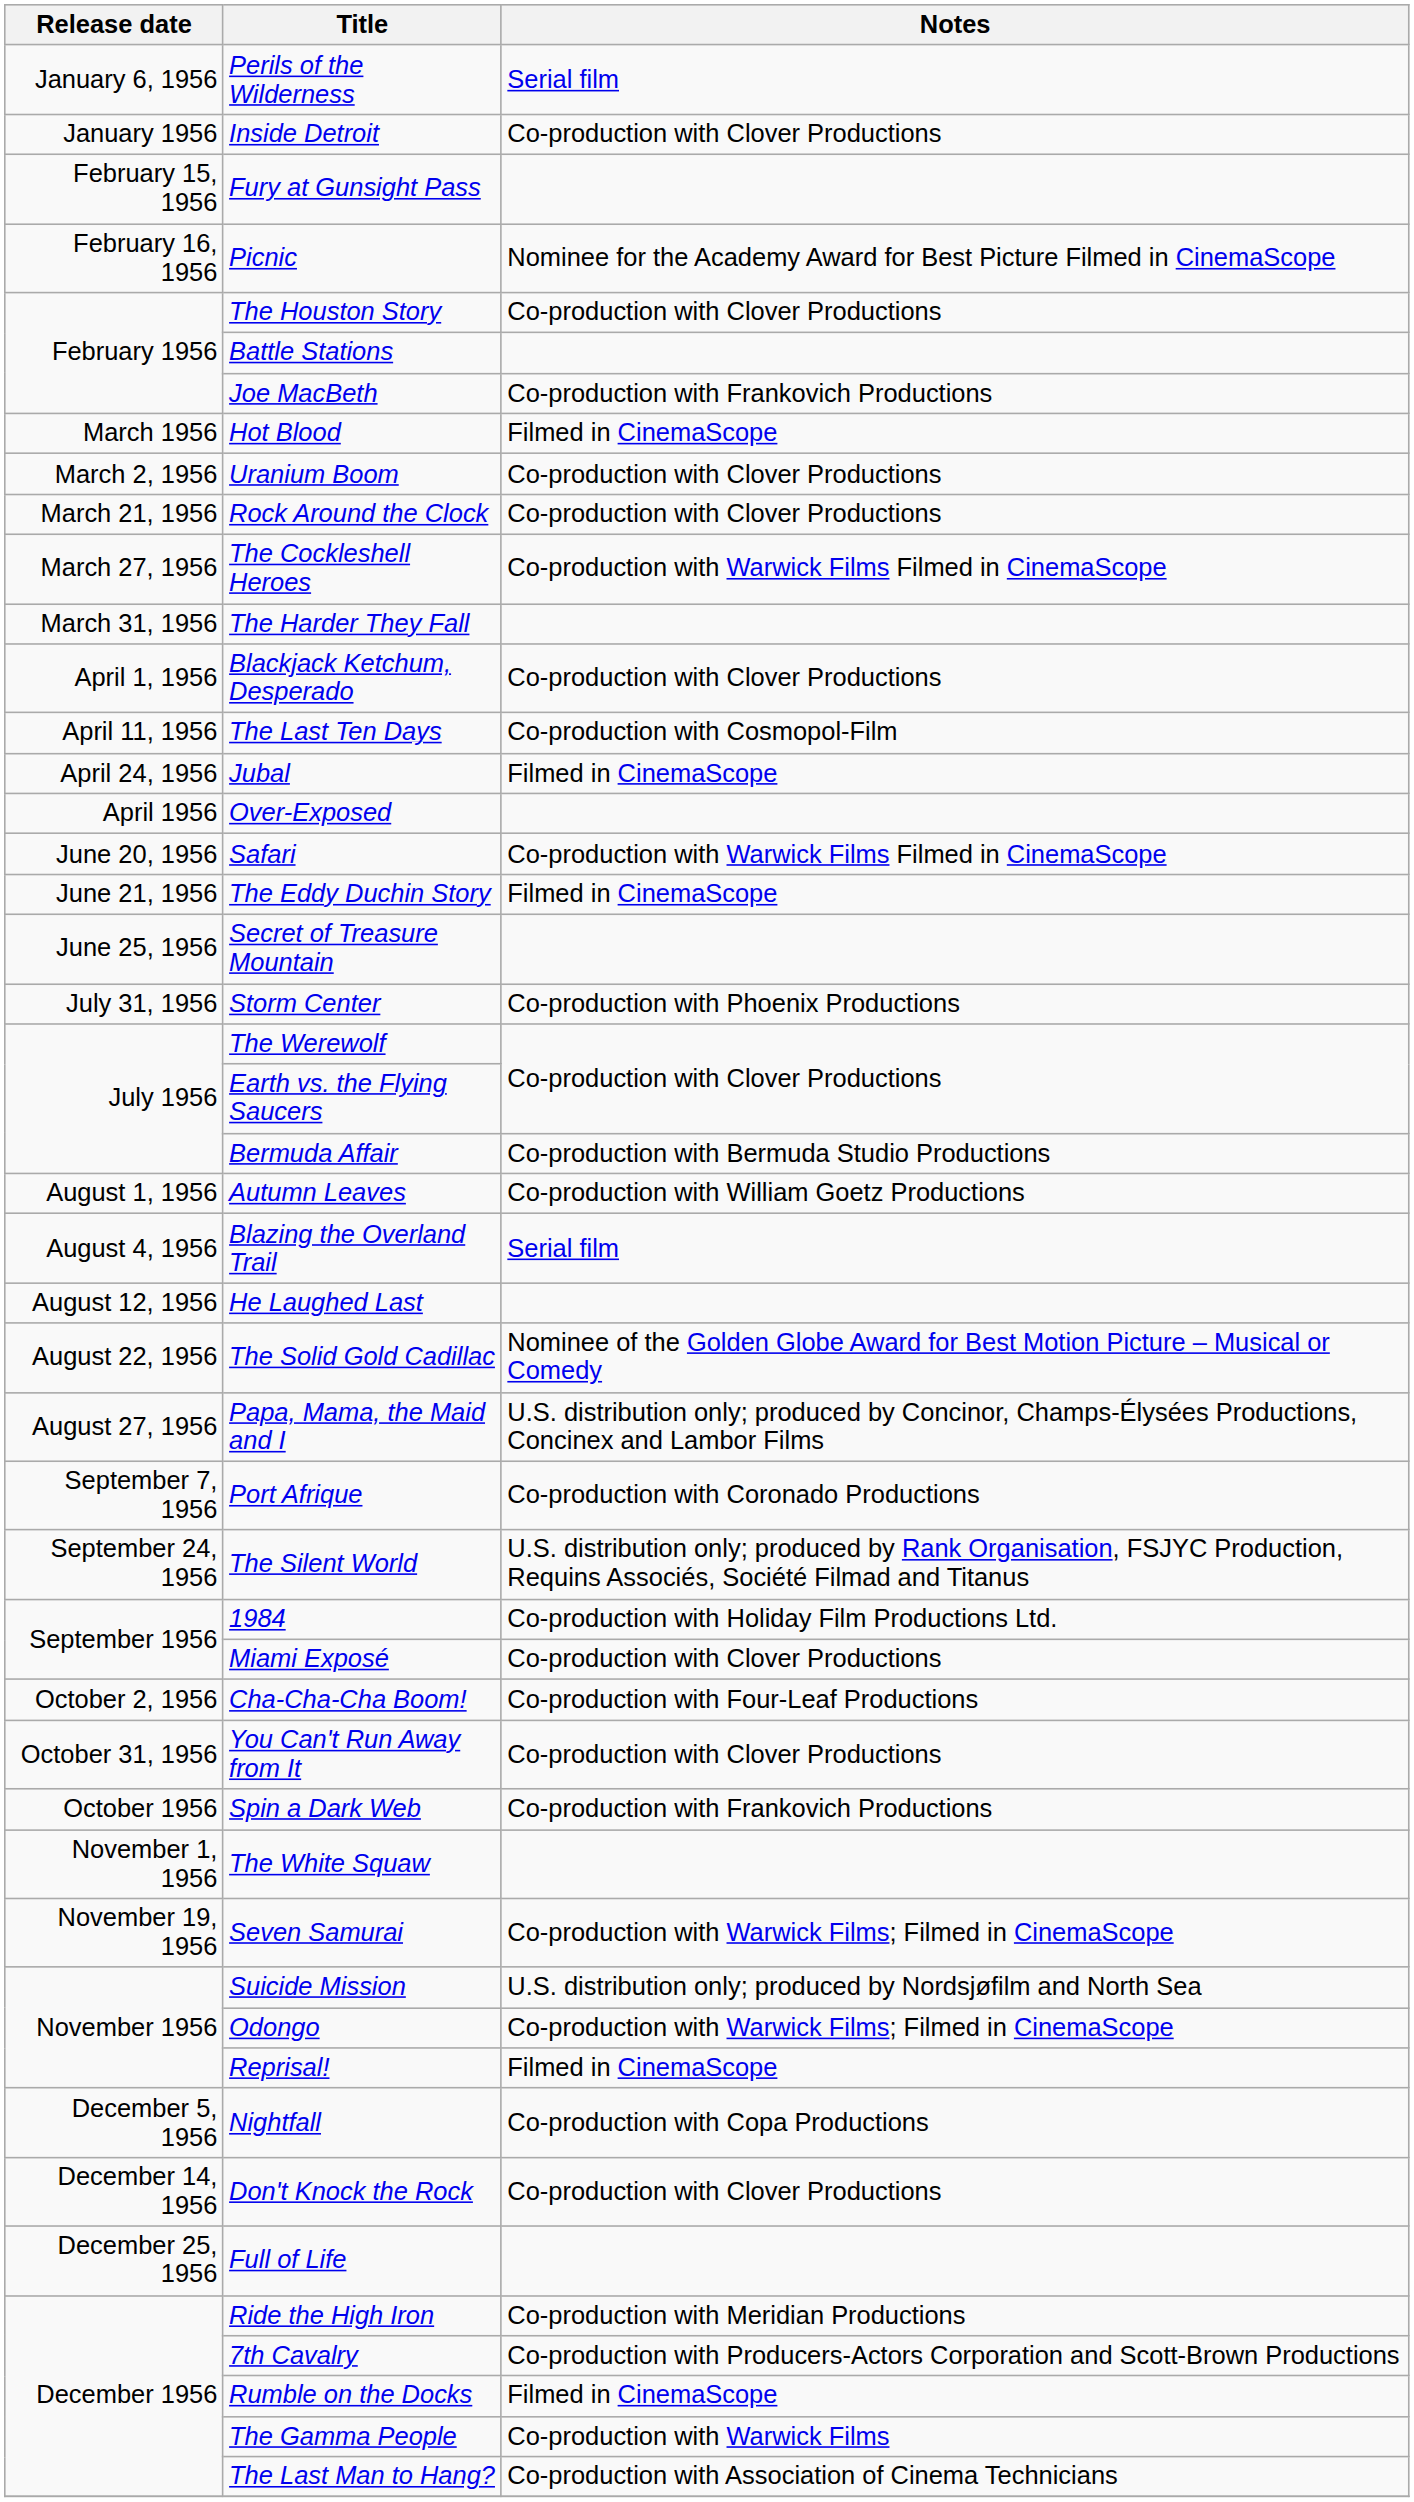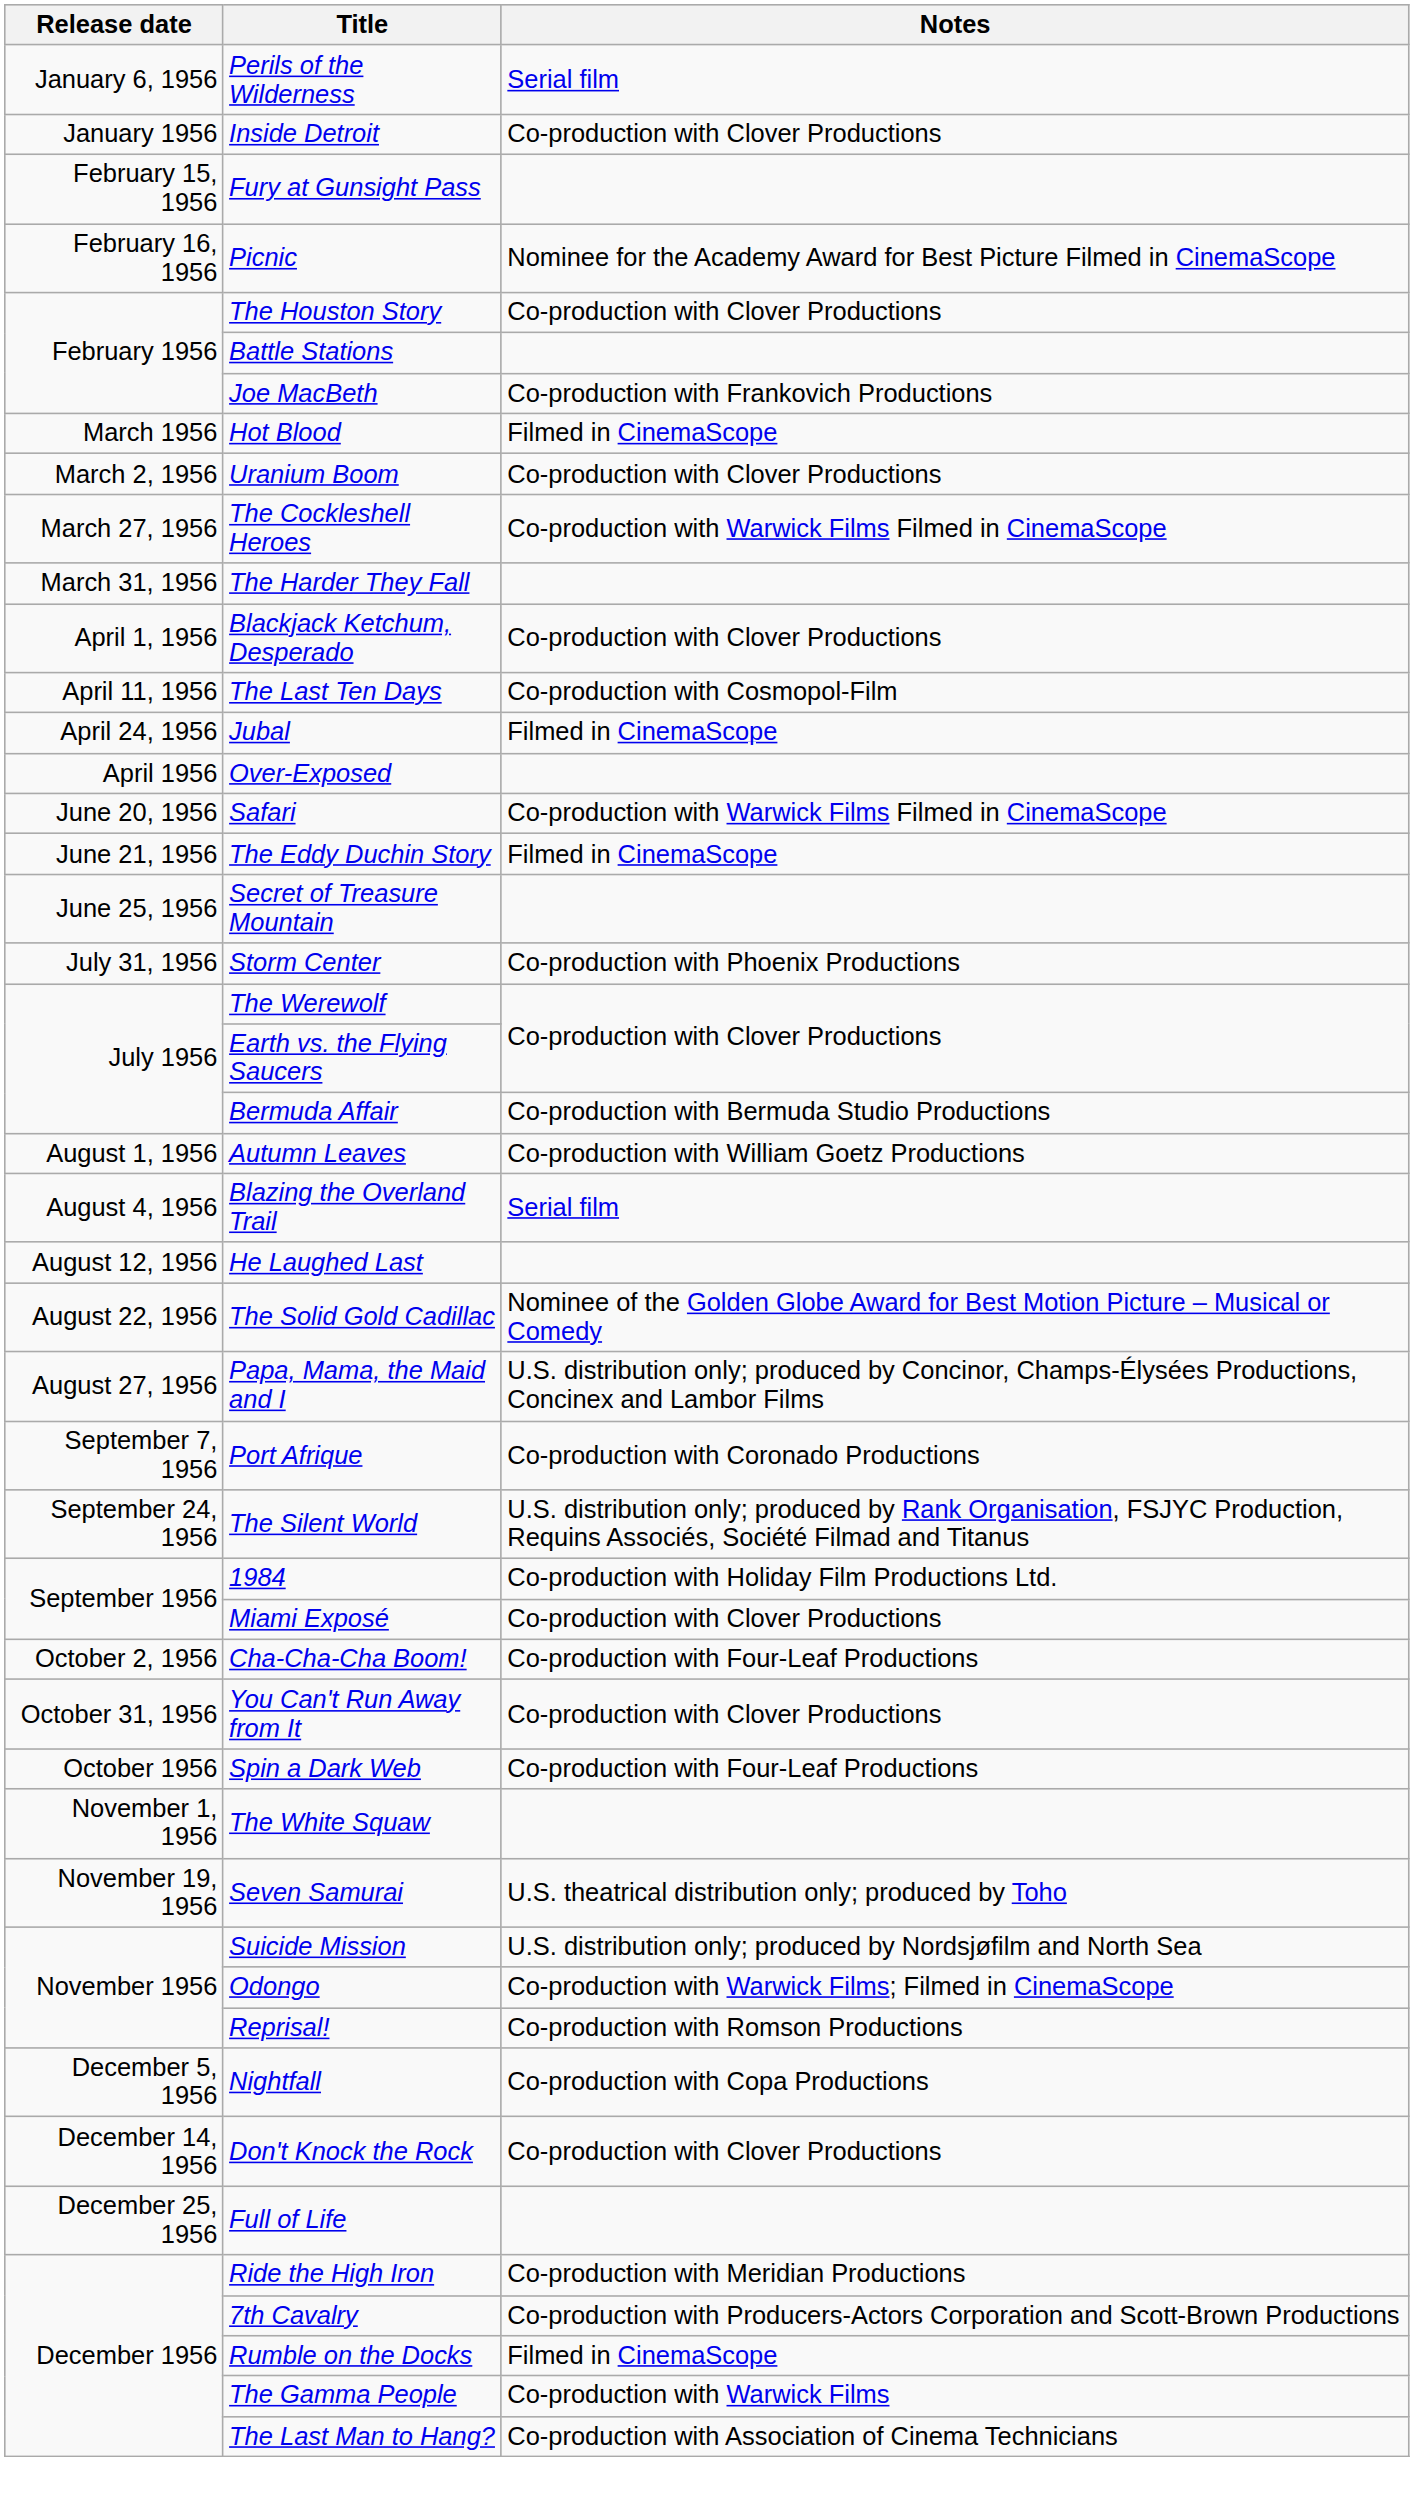- row: (359, 513)
(750, 1808) Co-production with Frankovich Productions -> (743, 1768) Co-production with Four-Leaf Productions
(841, 1932) Co-production with Warwick Films; Filmed in CinemaScope -> (787, 1892) U.S. theatrical distribution only; produced by Toho
(642, 2067) Filmed in CinemaScope -> (735, 2027) Co-production with Romson Productions
